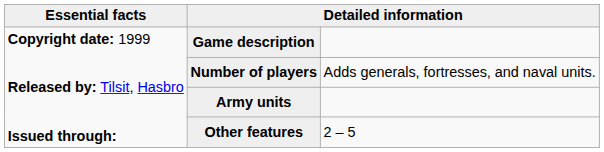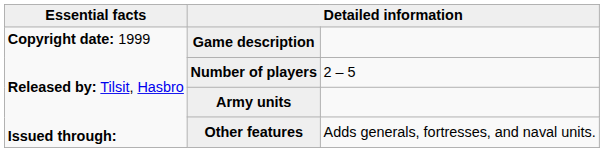(460, 72) Adds generals, fortresses, and naval units. -> (340, 72) 2 – 5
(340, 132) 2 – 5 -> (460, 132) Adds generals, fortresses, and naval units.
